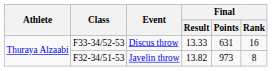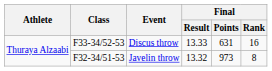(197, 58) 13.82 -> (197, 58) 13.32
